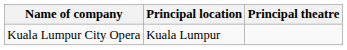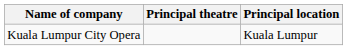columns swapped: (294, 14) <-> (194, 14)
